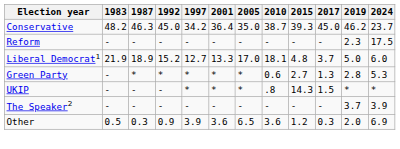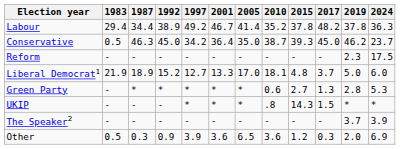+ row: (23, 27)
(116, 27) 48.2 -> (113, 42) 0.5
